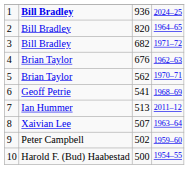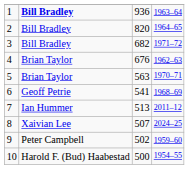(168, 12) 2024–25 -> (168, 12) 1963–64
(142, 76) 562 -> (142, 76) 563
(168, 124) 1963–64 -> (168, 124) 2024–25
